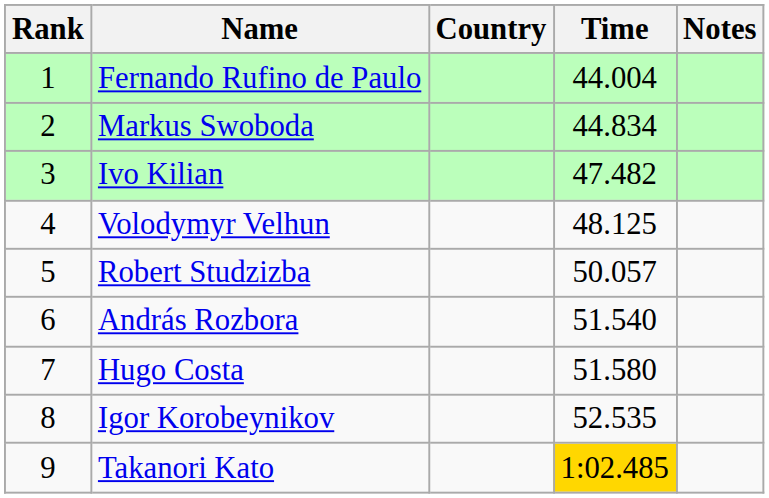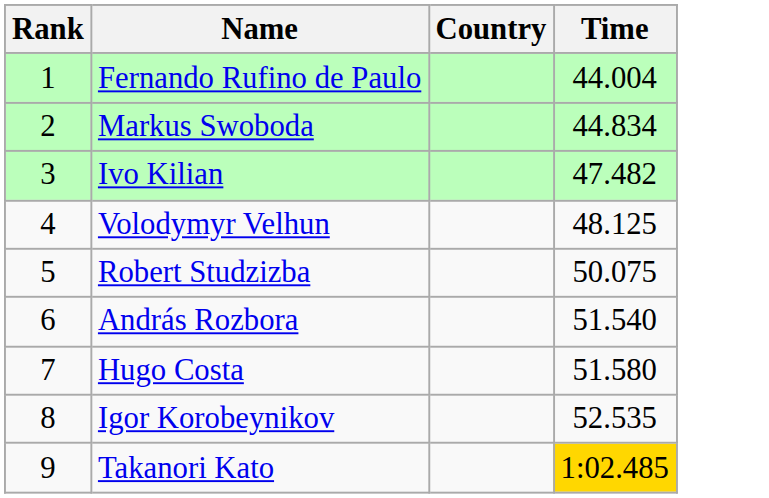- column: (720, 28)
(615, 272) 50.057 -> (615, 272) 50.075
